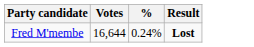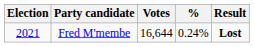+ column: (28, 13)
